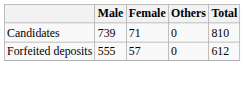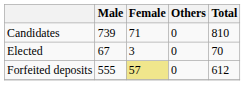+ row: (25, 51)
(135, 51) no background -> (135, 70) khaki background
